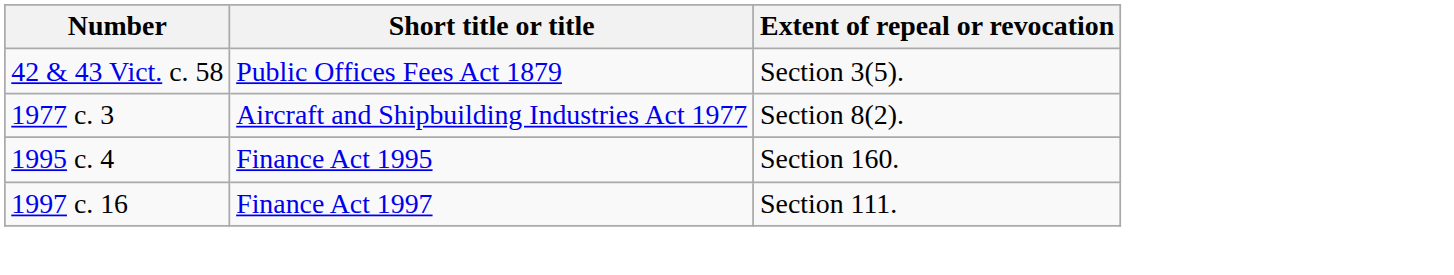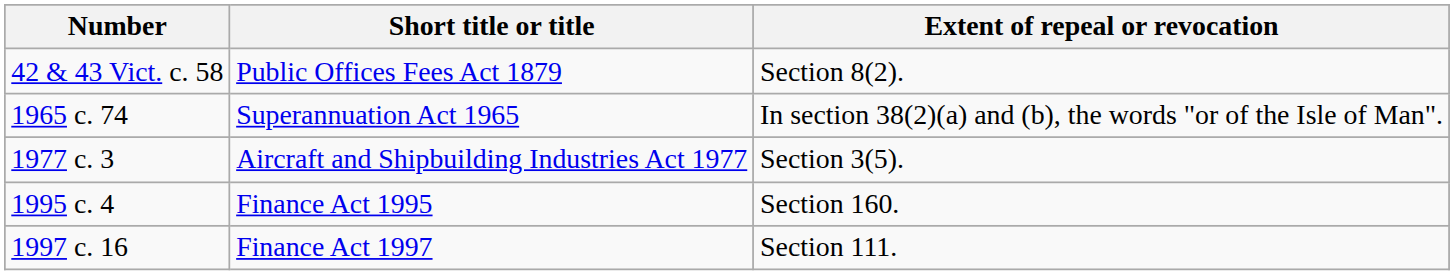(832, 70) Section 3(5). -> (832, 70) Section 8(2).
+ row: (378, 114)
(832, 114) Section 8(2). -> (832, 159) Section 3(5).
